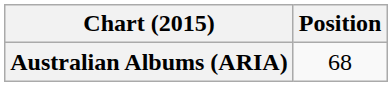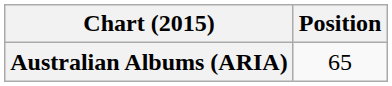(340, 61) 68 -> (340, 61) 65
